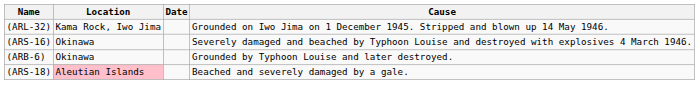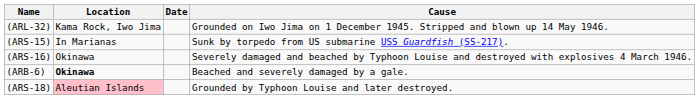+ row: (29, 42)
(75, 57) normal -> (75, 72) bold
(323, 57) Grounded by Typhoon Louise and later destroyed. -> (300, 72) Beached and severely damaged by a gale.
(300, 72) Beached and severely damaged by a gale. -> (323, 87) Grounded by Typhoon Louise and later destroyed.
